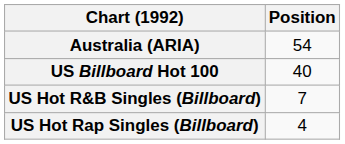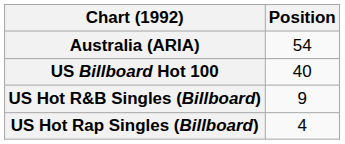(302, 98) 7 -> (302, 98) 9
